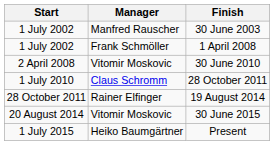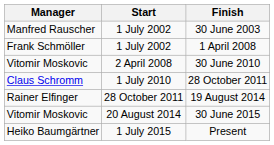columns swapped: (137, 13) <-> (46, 13)
